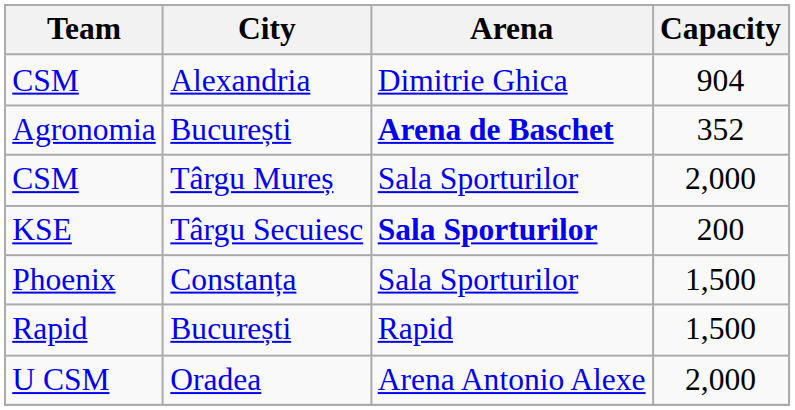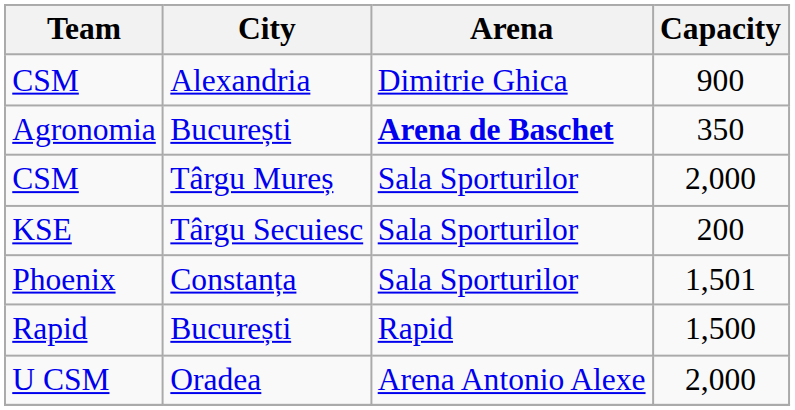(720, 79) 904 -> (720, 79) 900
(720, 129) 352 -> (720, 129) 350
(488, 229) bold -> (478, 229) normal
(720, 279) 1,500 -> (720, 279) 1,501
